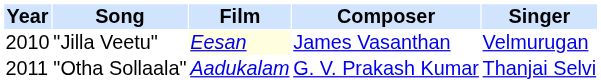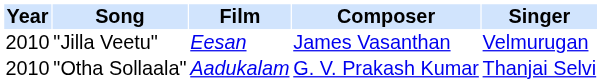(218, 42) lightyellow background -> (218, 42) no background
(27, 68) 2011 -> (28, 68) 2010
